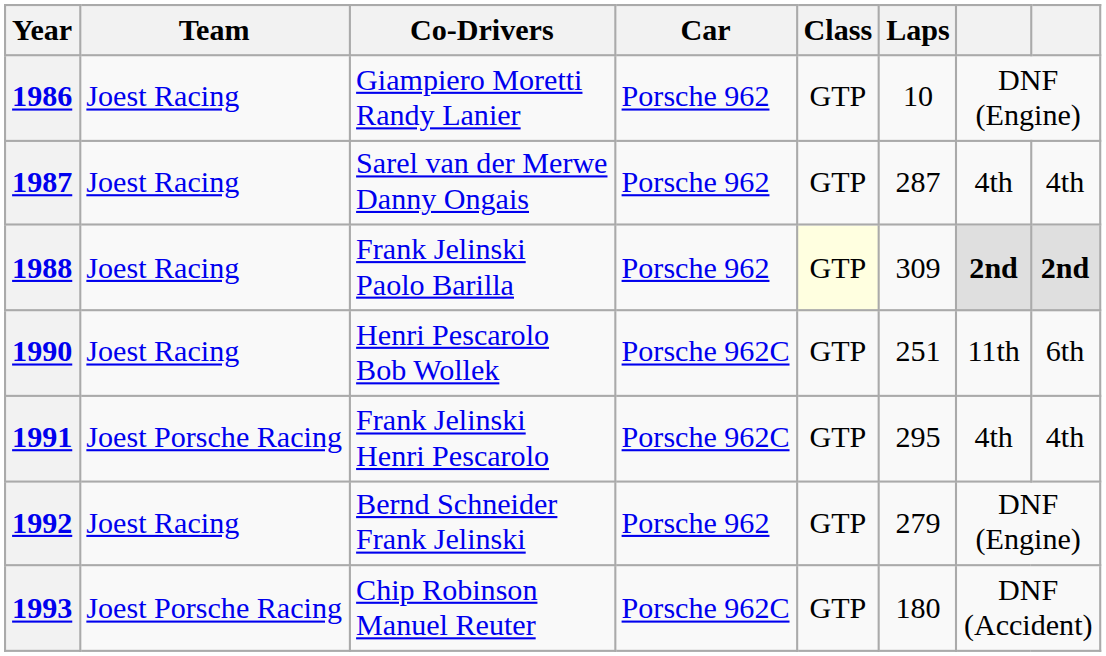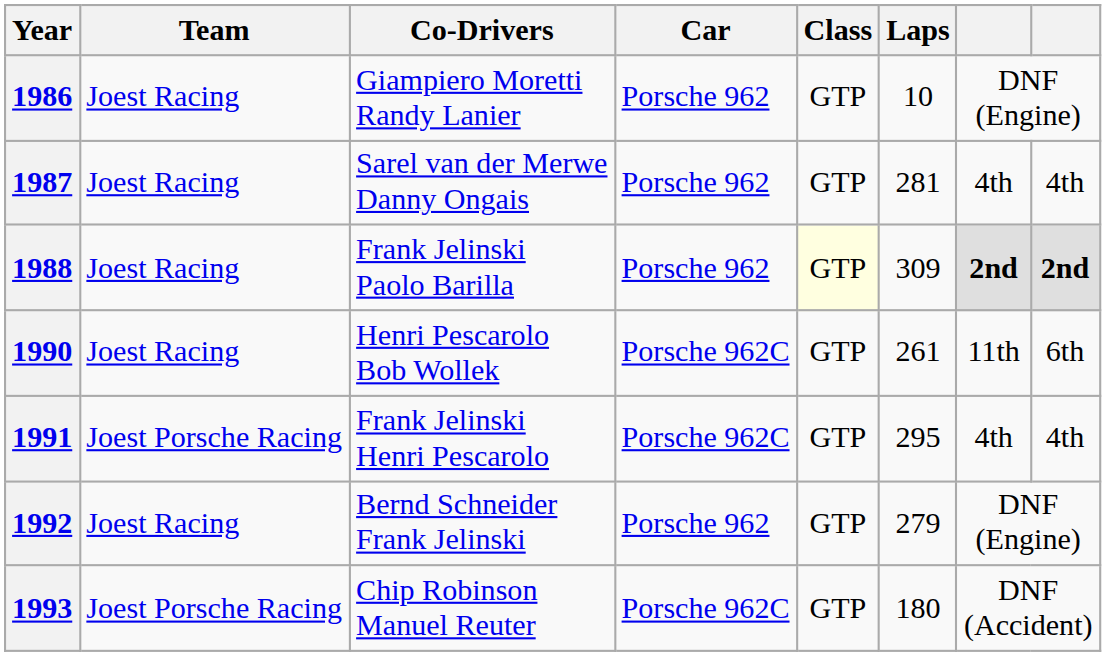(918, 182) 287 -> (918, 182) 281
(918, 352) 251 -> (918, 352) 261
